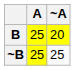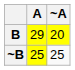(37, 34) 25 -> (37, 34) 29
